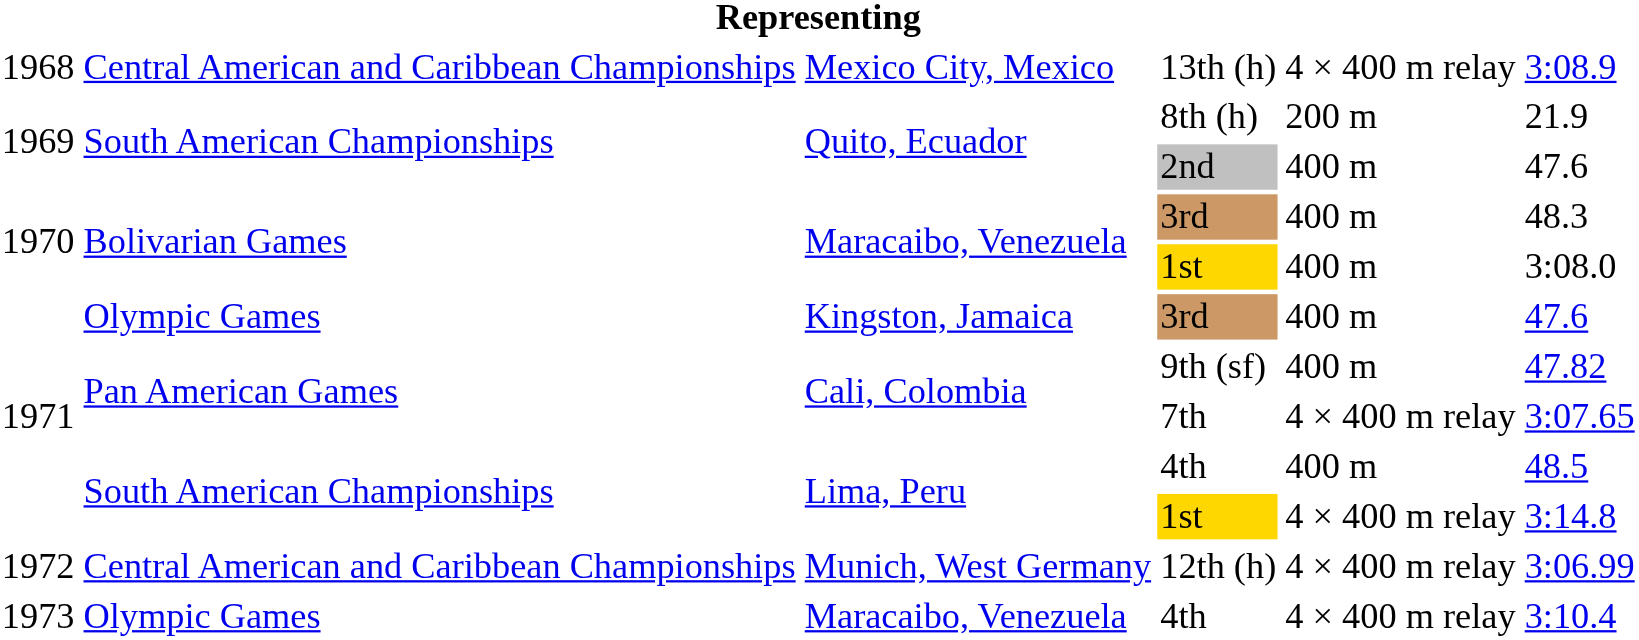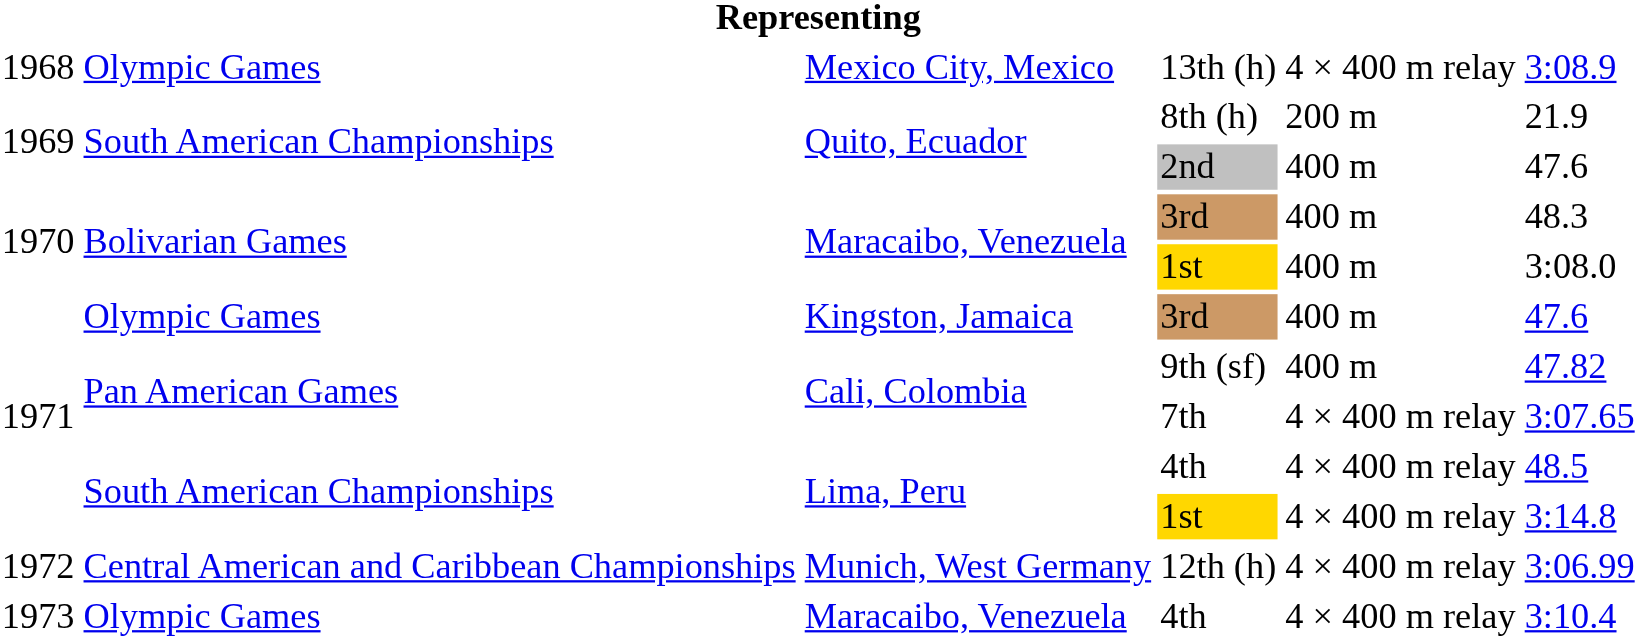(440, 66) Central American and Caribbean Championships -> (202, 66) Olympic Games
(1331, 466) 400 m -> (1400, 466) 4 × 400 m relay
